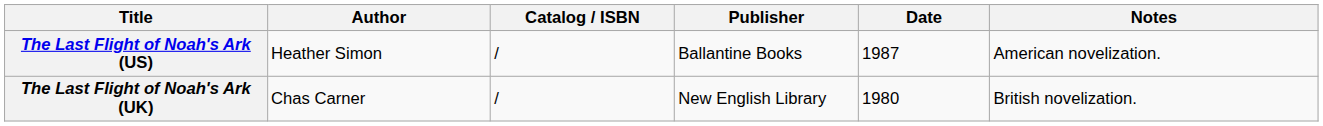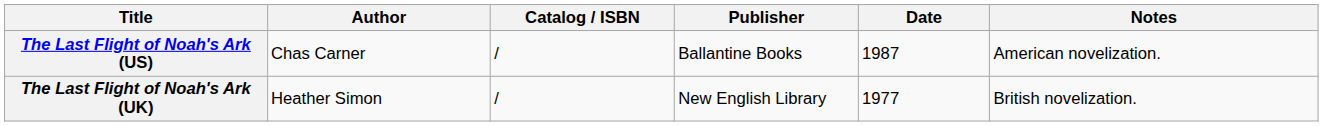(327, 53) Heather Simon -> (318, 53) Chas Carner
(318, 98) Chas Carner -> (327, 98) Heather Simon
(881, 98) 1980 -> (881, 98) 1977
